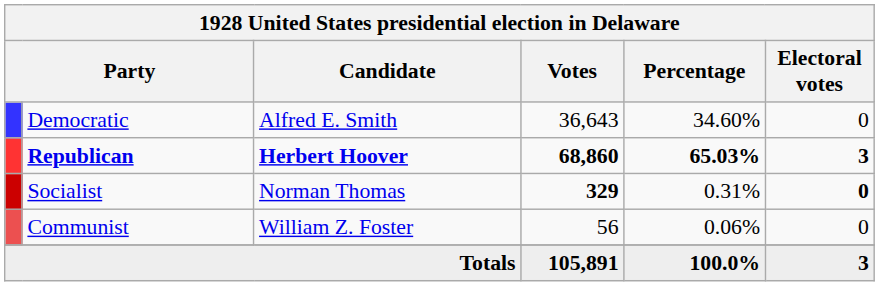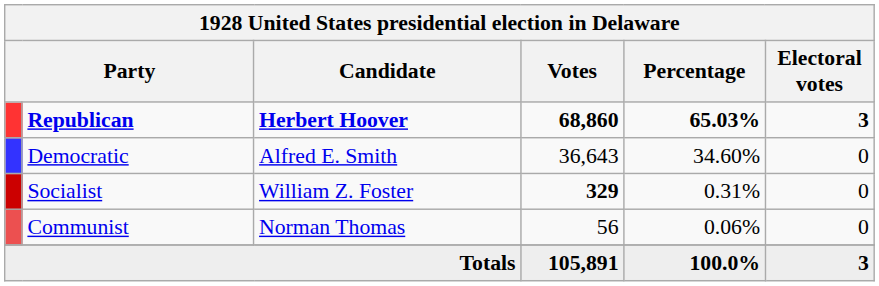rows swapped: (81, 155) <-> (78, 120)
(332, 191) Norman Thomas -> (336, 191) William Z. Foster
(863, 191) bold -> (863, 191) normal
(336, 227) William Z. Foster -> (332, 227) Norman Thomas
